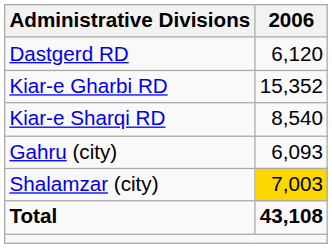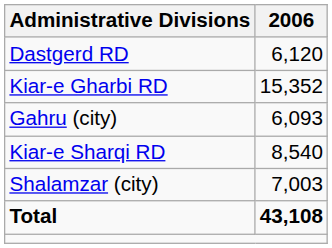rows swapped: (87, 119) <-> (63, 151)
(297, 184) gold background -> (297, 184) no background
